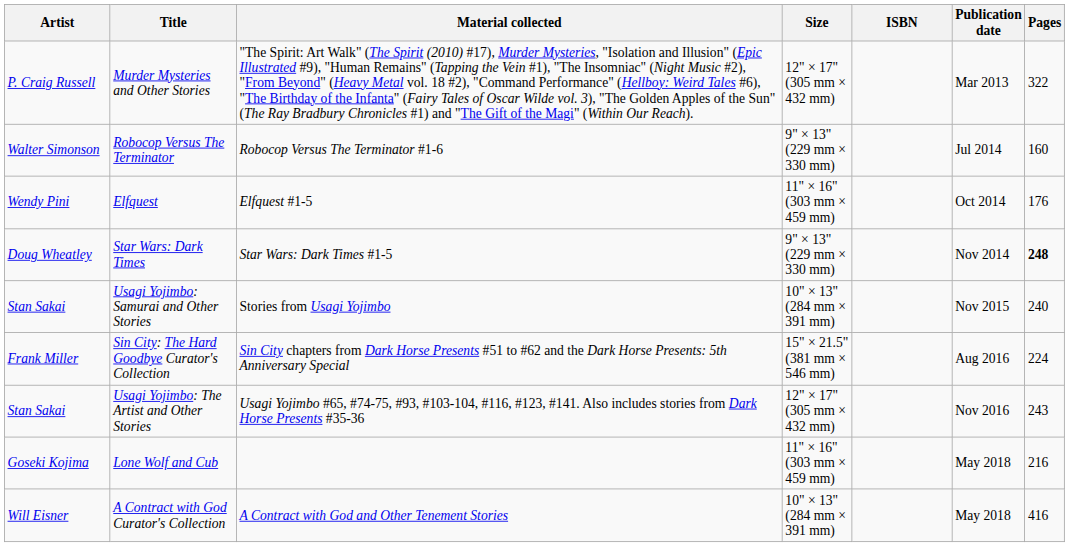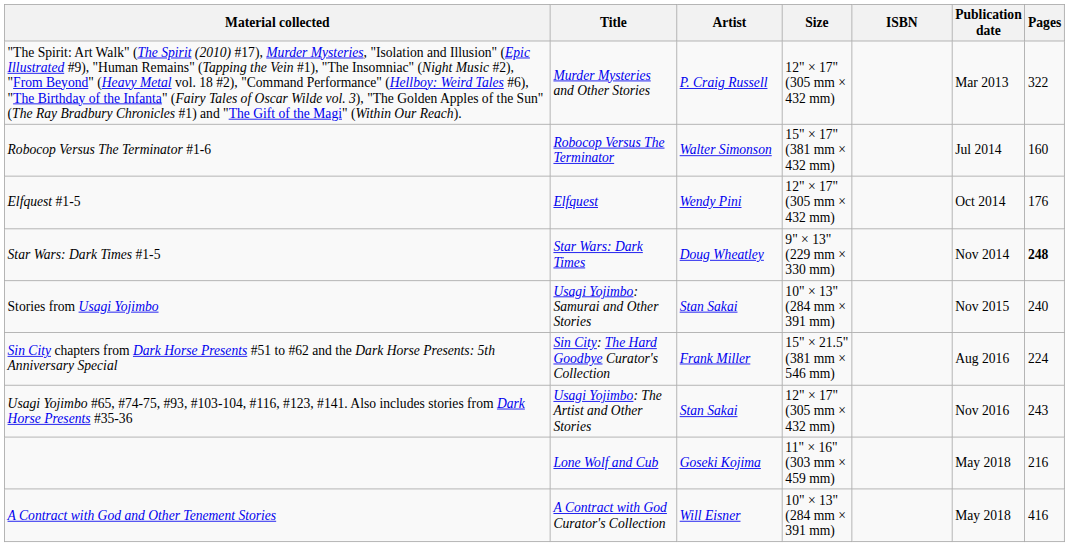columns swapped: (57, 22) <-> (509, 22)
(816, 150) 9" × 13" (229 mm × 330 mm) -> (816, 150) 15" × 17" (381 mm × 432 mm)
(816, 202) 11" × 16" (303 mm × 459 mm) -> (816, 202) 12" × 17" (305 mm × 432 mm)
